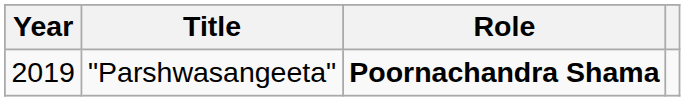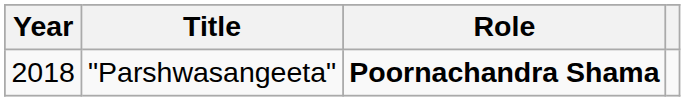(43, 72) 2019 -> (43, 72) 2018
